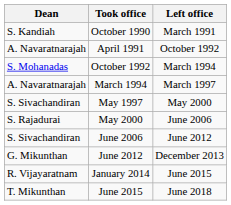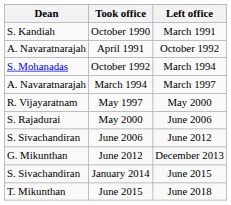(43, 102) S. Sivachandiran -> (42, 102) R. Vijayaratnam
(42, 174) R. Vijayaratnam -> (43, 174) S. Sivachandiran
